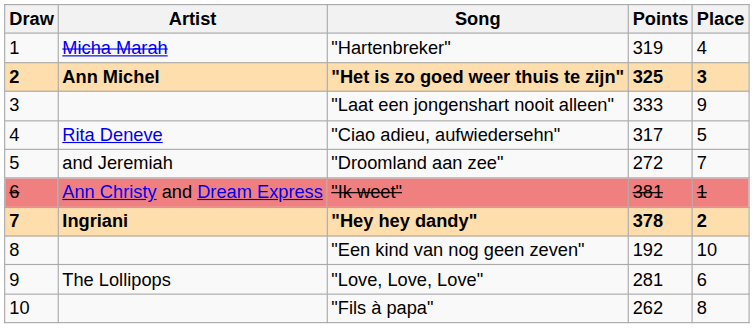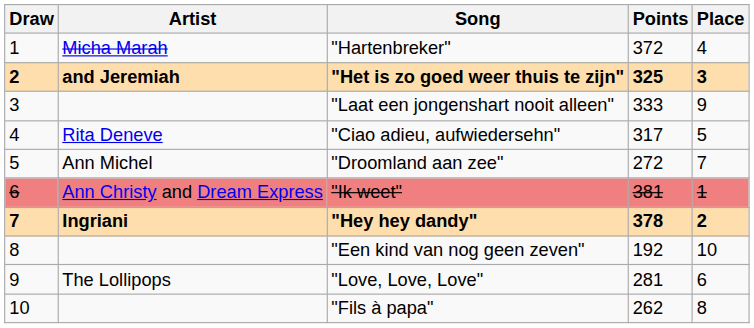(648, 47) 319 -> (648, 47) 372
(111, 76) Ann Michel -> (121, 76) and Jeremiah
(118, 163) and Jeremiah -> (107, 163) Ann Michel
